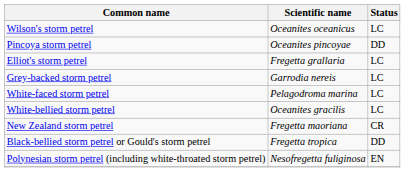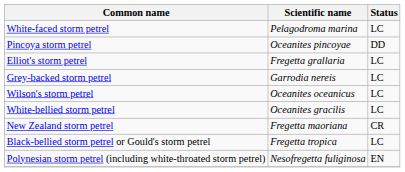rows swapped: (50, 28) <-> (58, 93)
(378, 142) DD -> (377, 142) LC
